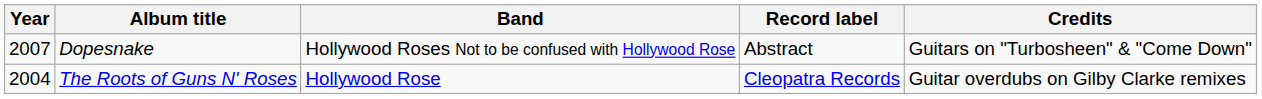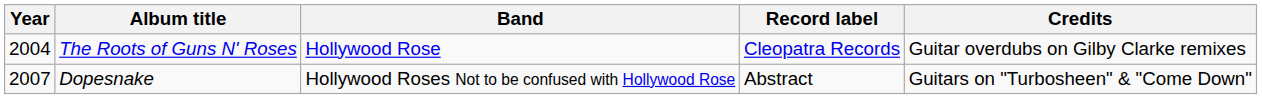rows swapped: (178, 78) <-> (107, 49)
